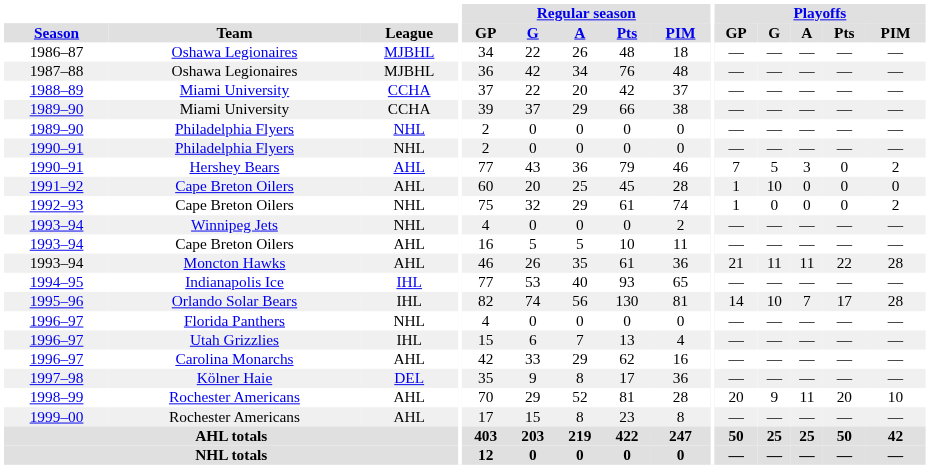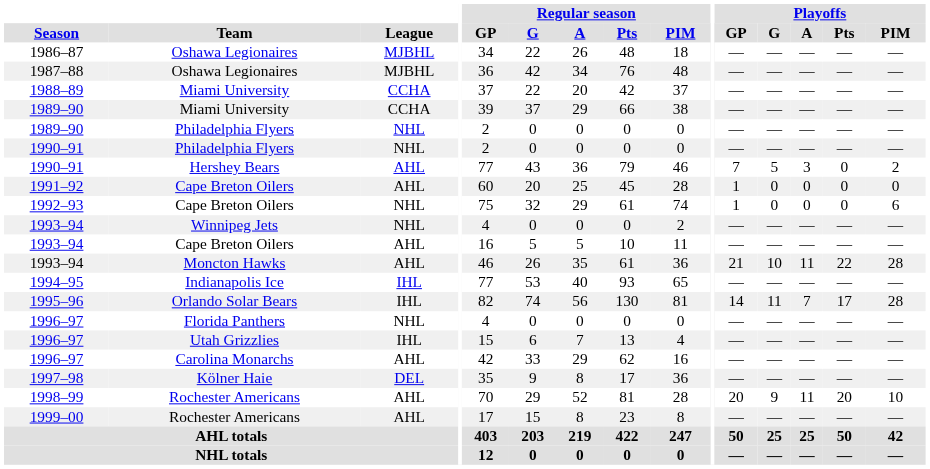(774, 186) 10 -> (774, 186) 0
(896, 205) 2 -> (896, 205) 6
(774, 263) 11 -> (774, 263) 10
(774, 301) 10 -> (774, 301) 11
